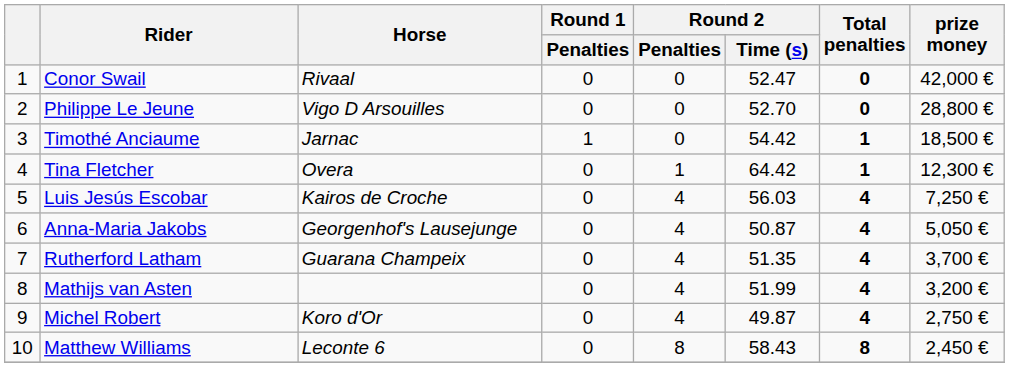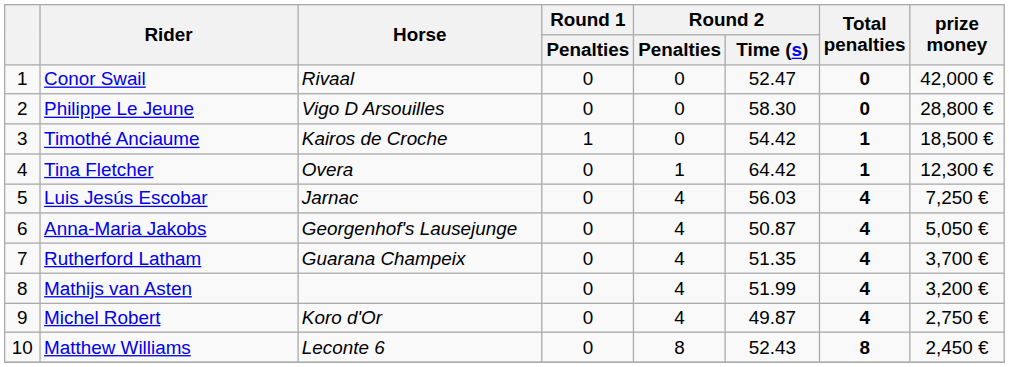(772, 109) 52.70 -> (772, 109) 58.30
(330, 139) Jarnac -> (375, 139) Kairos de Croche
(375, 199) Kairos de Croche -> (330, 199) Jarnac
(772, 348) 58.43 -> (772, 348) 52.43
